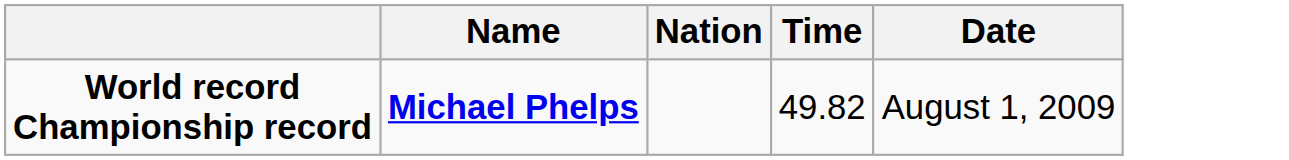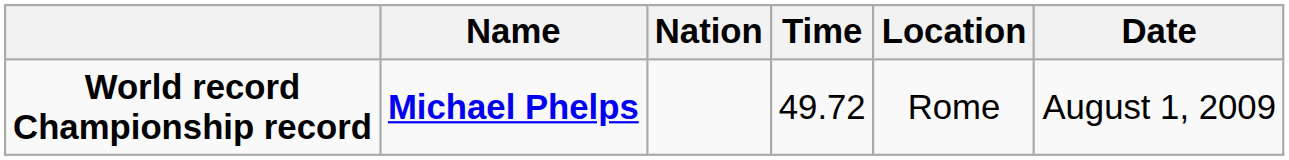+ column: (954, 32)
(822, 106) 49.82 -> (822, 106) 49.72
